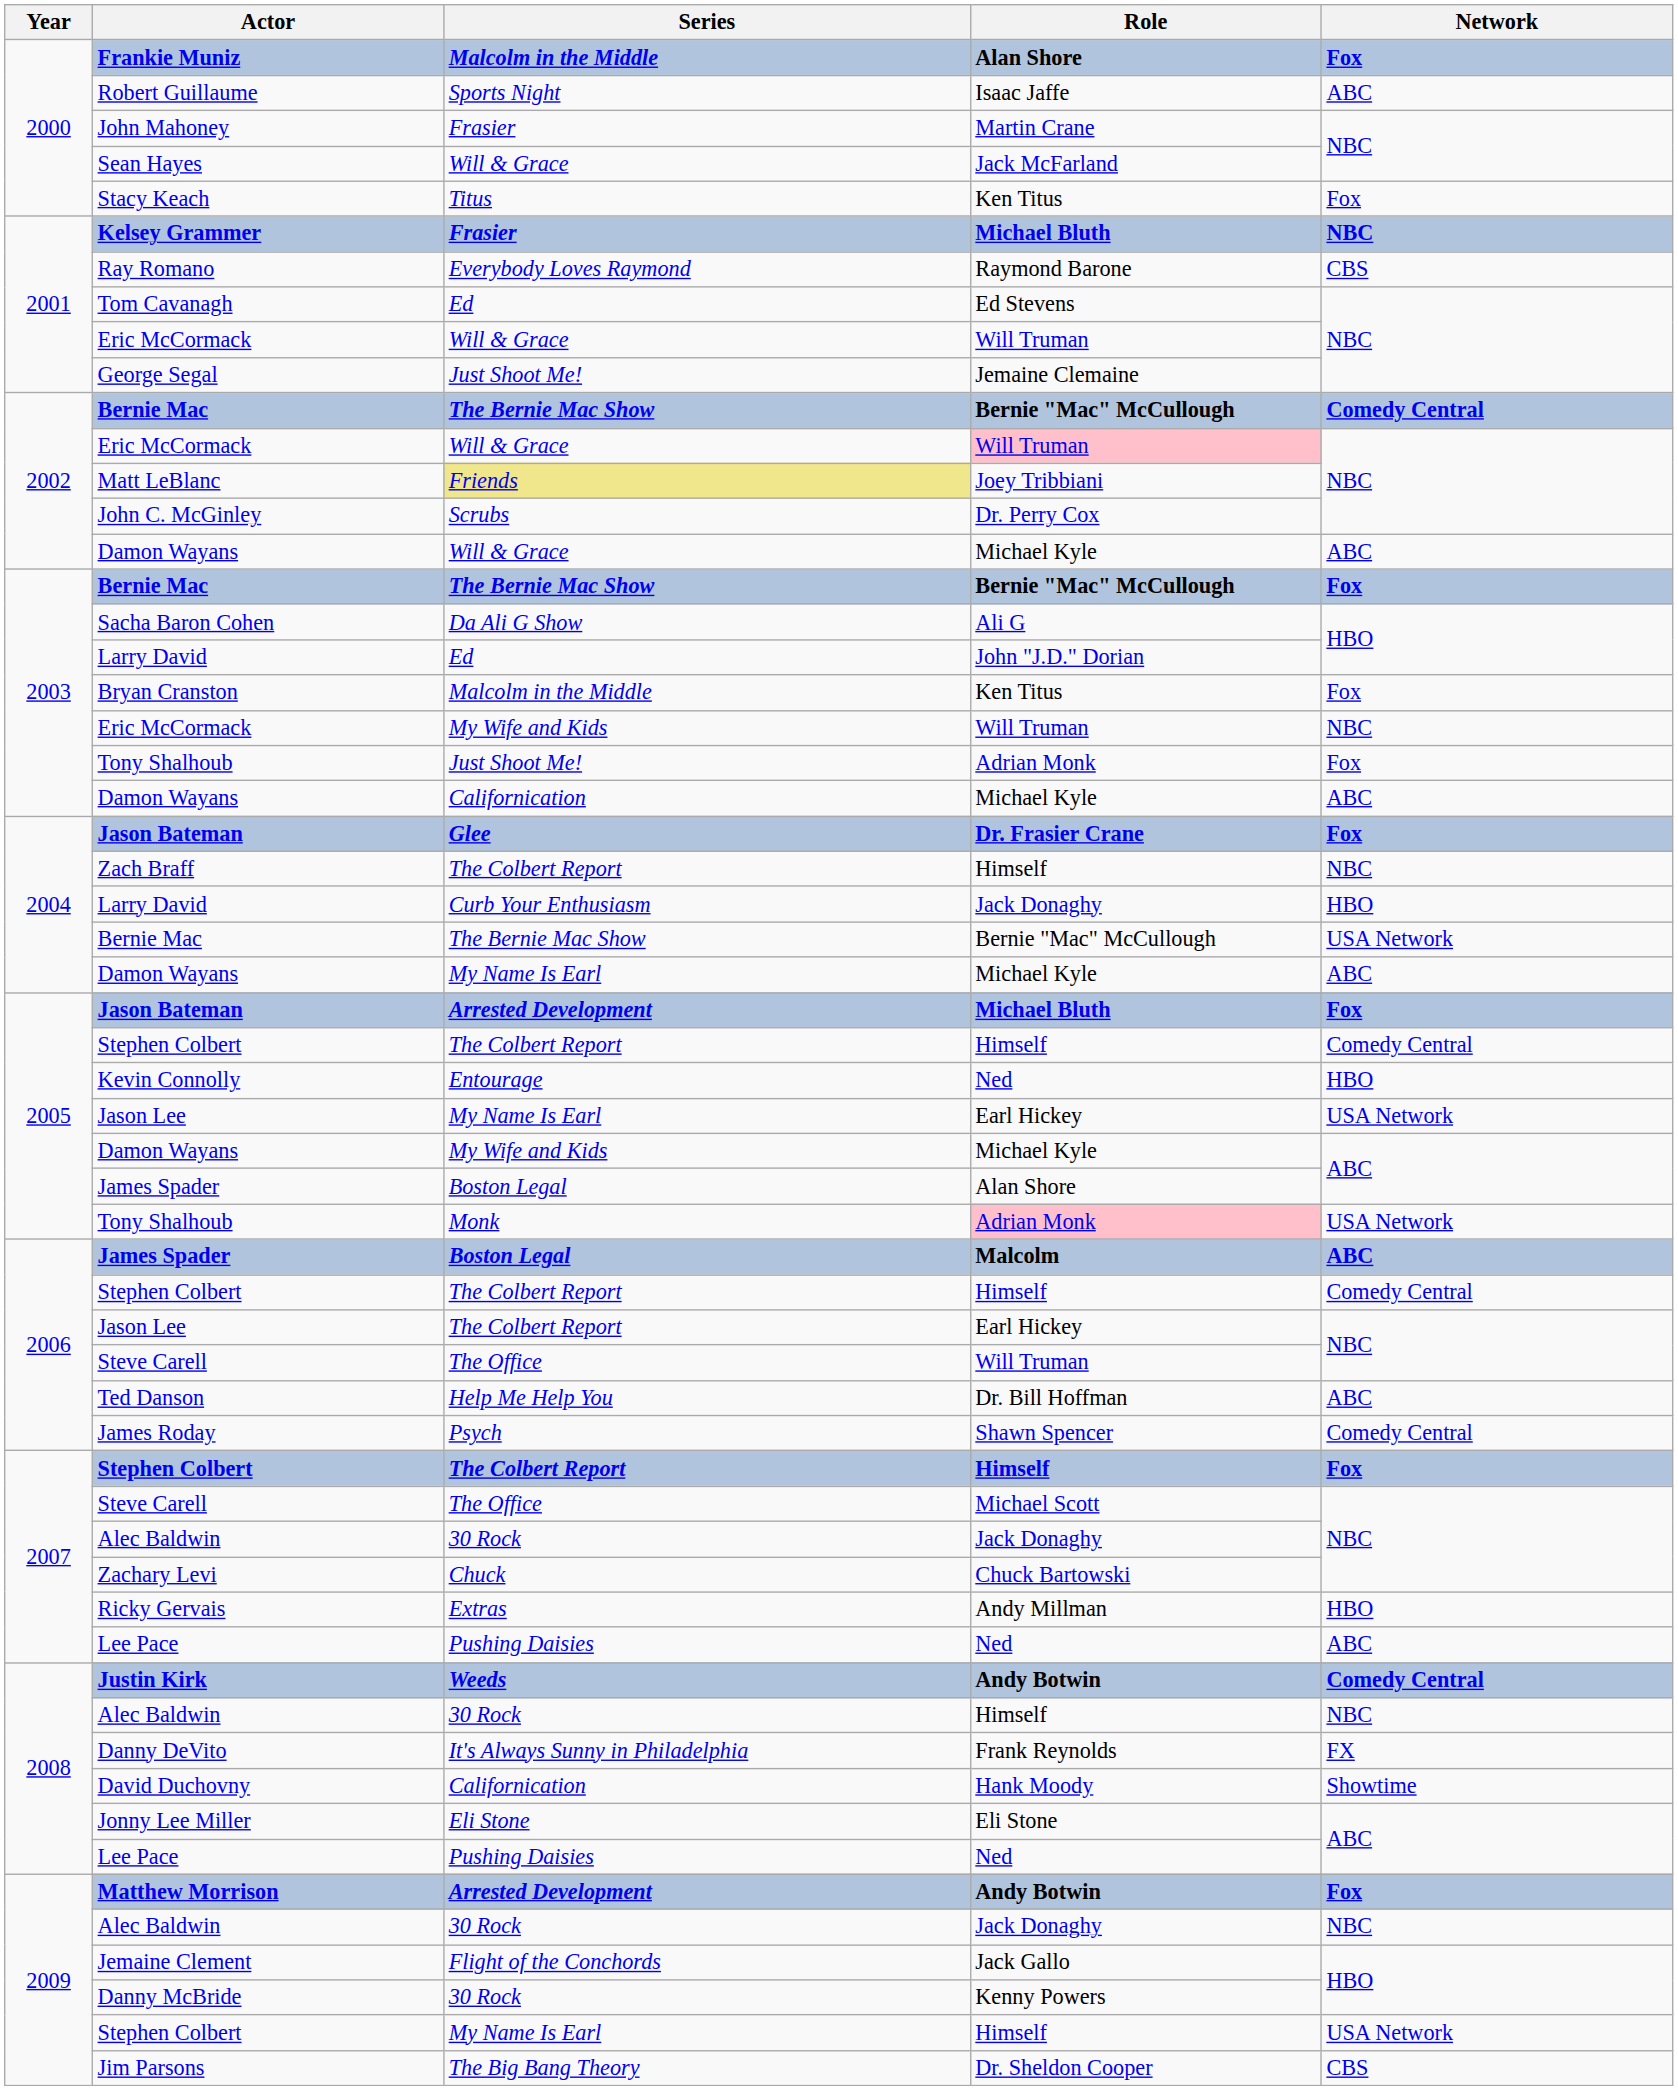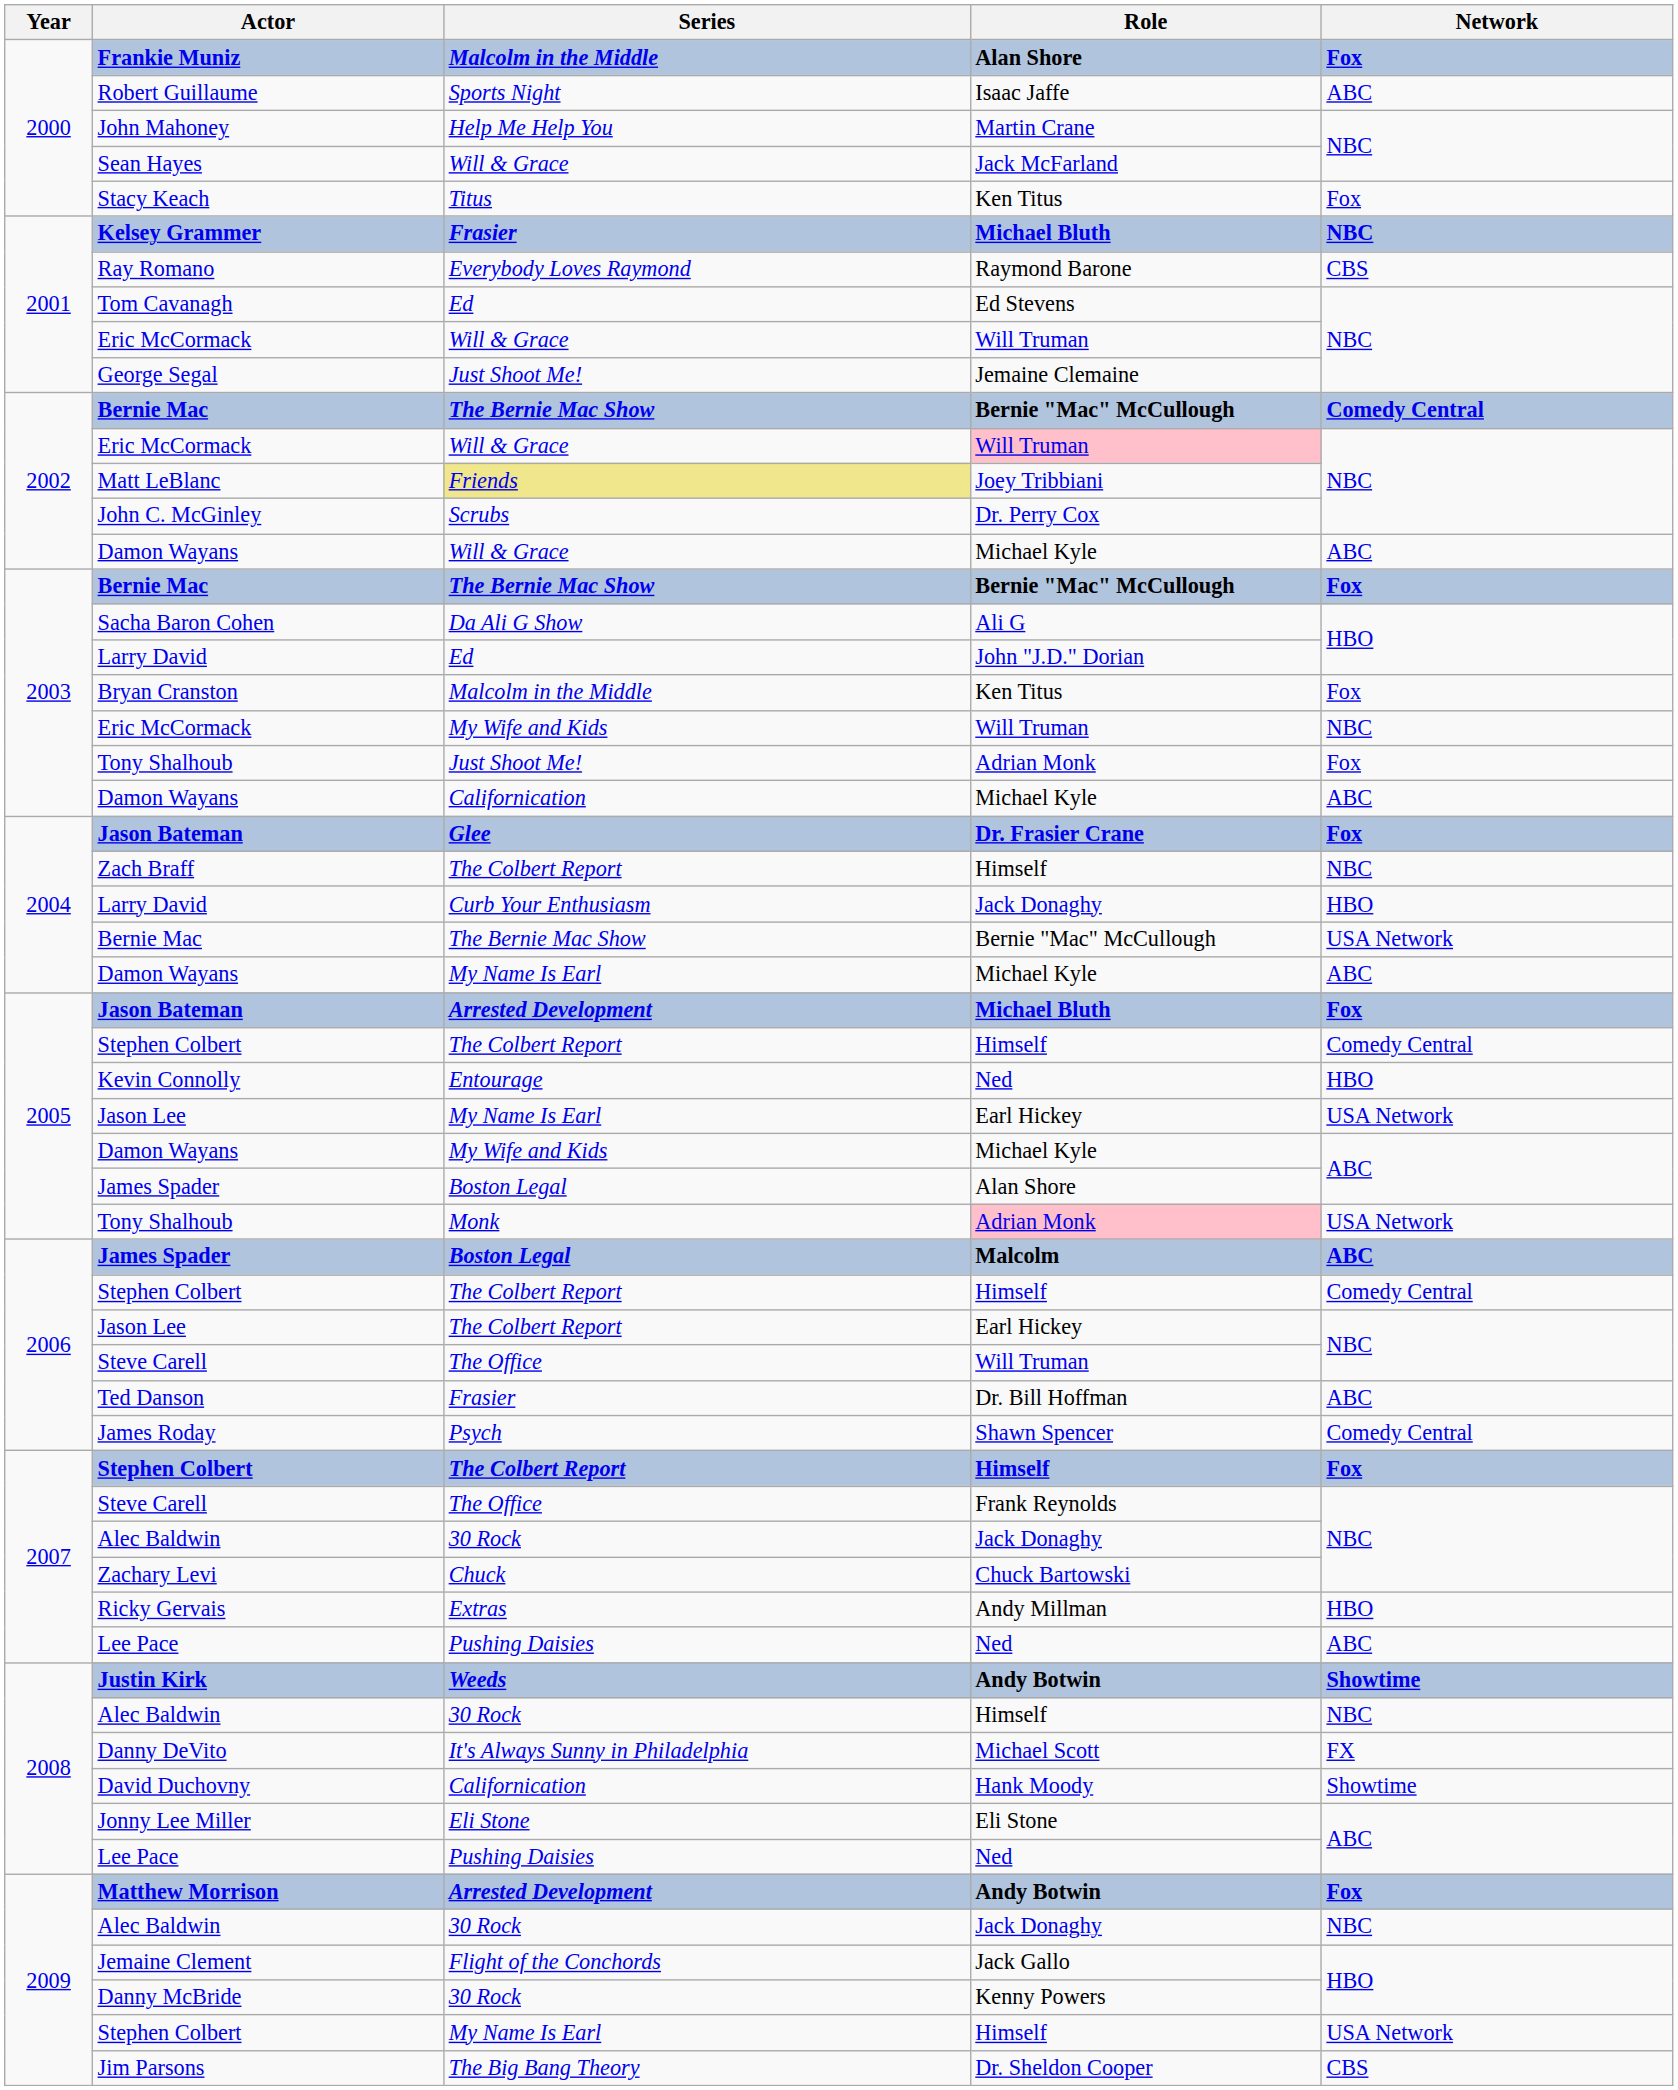(482, 127) Frasier -> (531, 127) Help Me Help You
(531, 1397) Help Me Help You -> (482, 1397) Frasier
(1037, 1503) Michael Scott -> (1046, 1503) Frank Reynolds
(1405, 1679) Comedy Central -> (1373, 1679) Showtime
(1046, 1750) Frank Reynolds -> (1037, 1750) Michael Scott
